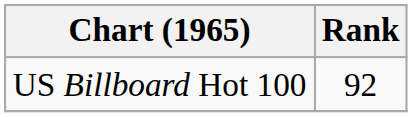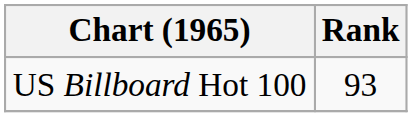(361, 83) 92 -> (361, 83) 93
